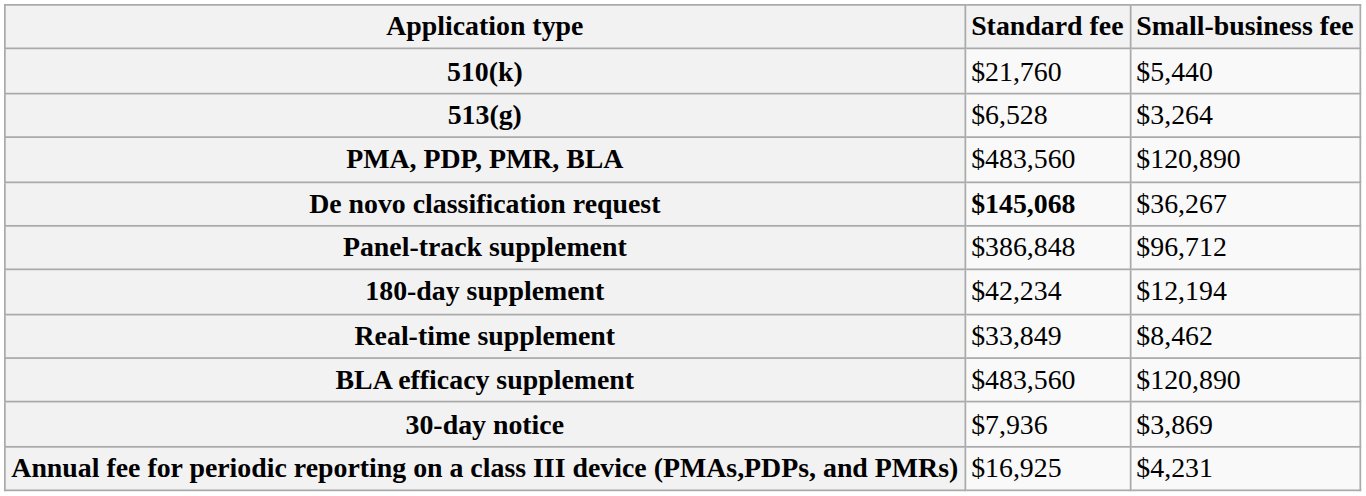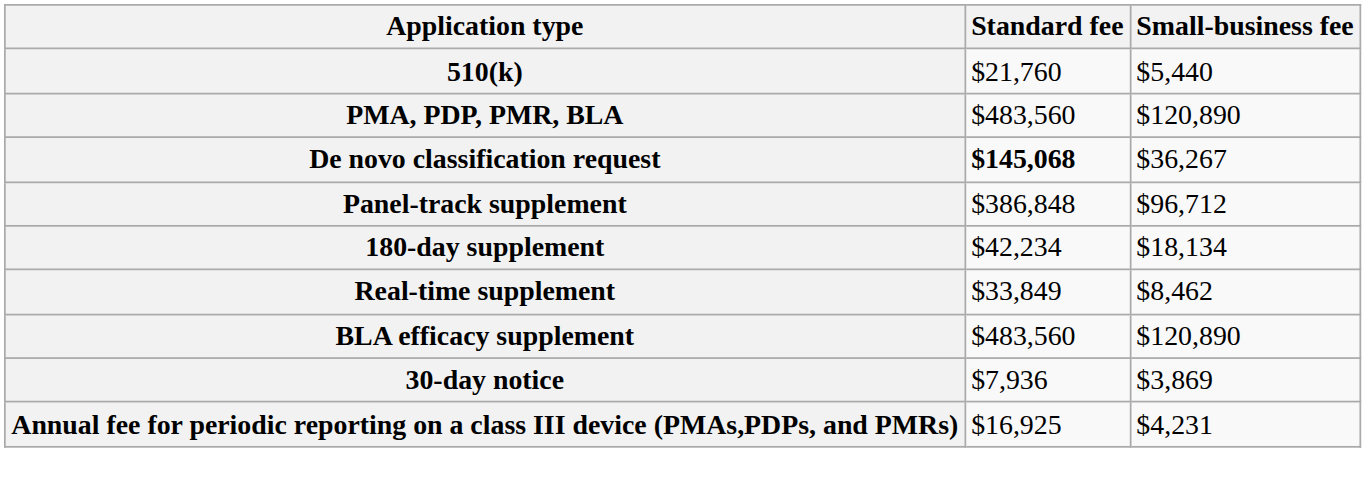- row: (485, 114)
(1182, 291) $12,194 -> (1182, 247) $18,134
